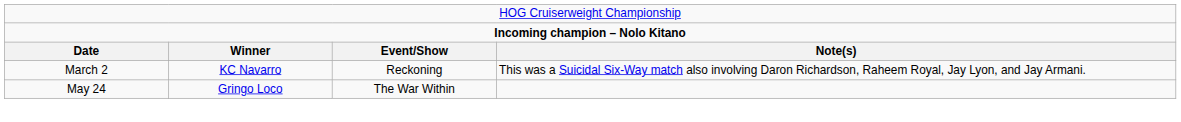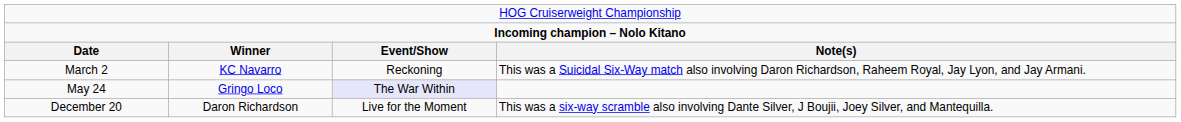(414, 88) no background -> (414, 88) lavender background
+ row: (86, 107)
